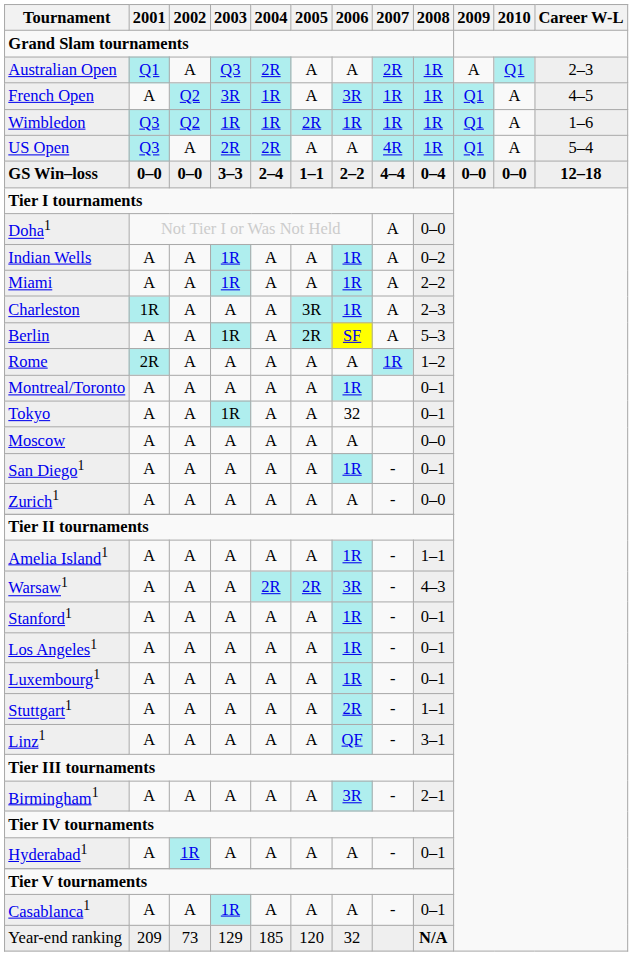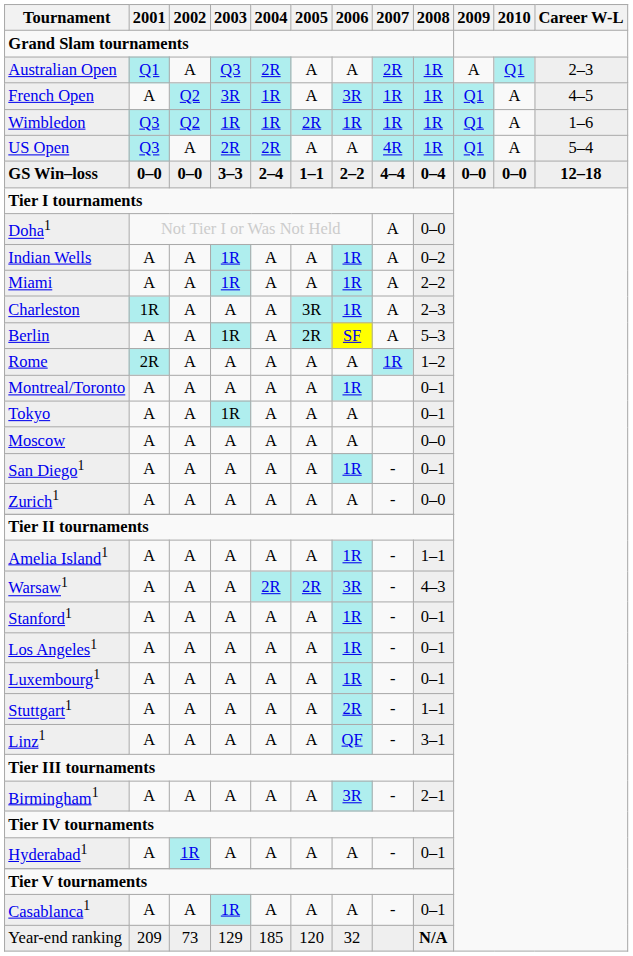(352, 414) 32 -> (352, 414) A
